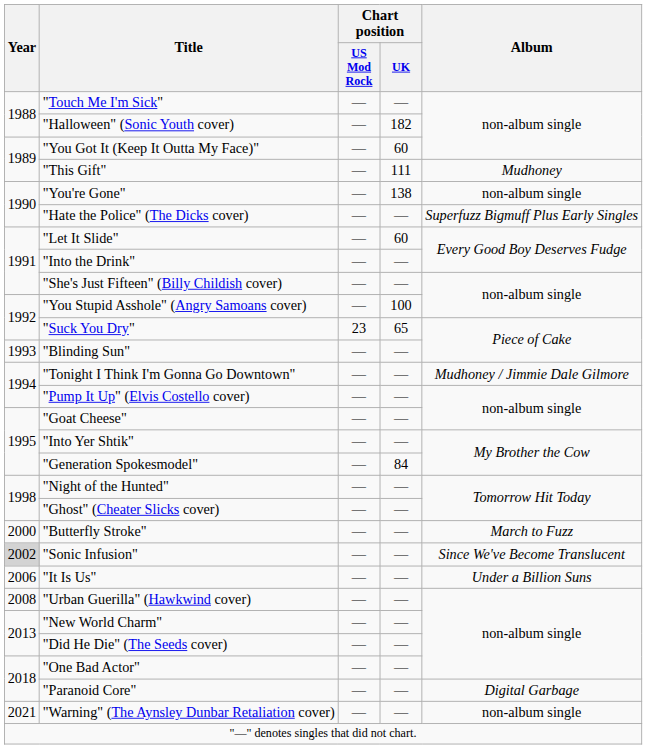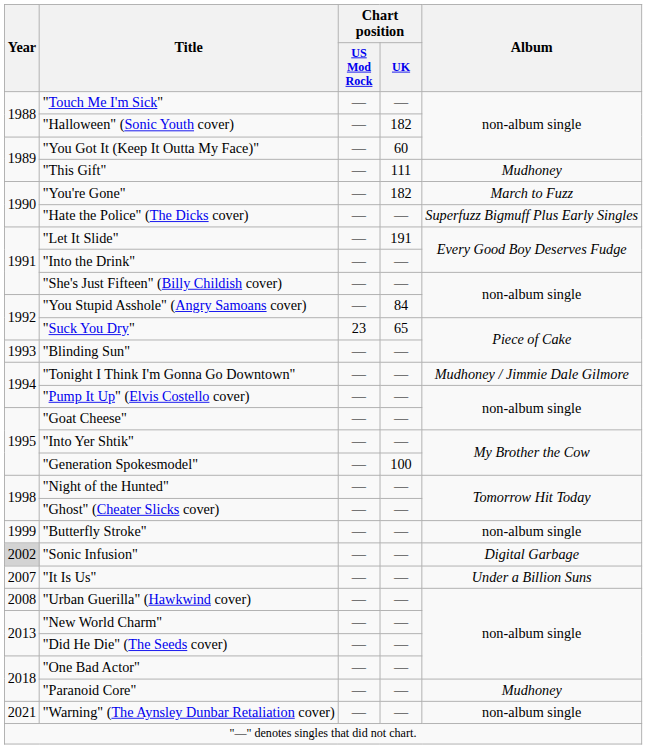(401, 193) 138 -> (401, 193) 182
(532, 193) non-album single -> (532, 193) March to Fuzz
(401, 238) 60 -> (401, 238) 191
(401, 306) 100 -> (401, 306) 84
(401, 464) 84 -> (401, 464) 100
(22, 531) 2000 -> (22, 531) 1999
(532, 531) March to Fuzz -> (532, 531) non-album single
(532, 554) Since We've Become Translucent -> (532, 554) Digital Garbage
(22, 577) 2006 -> (22, 577) 2007
(532, 690) Digital Garbage -> (532, 690) Mudhoney
